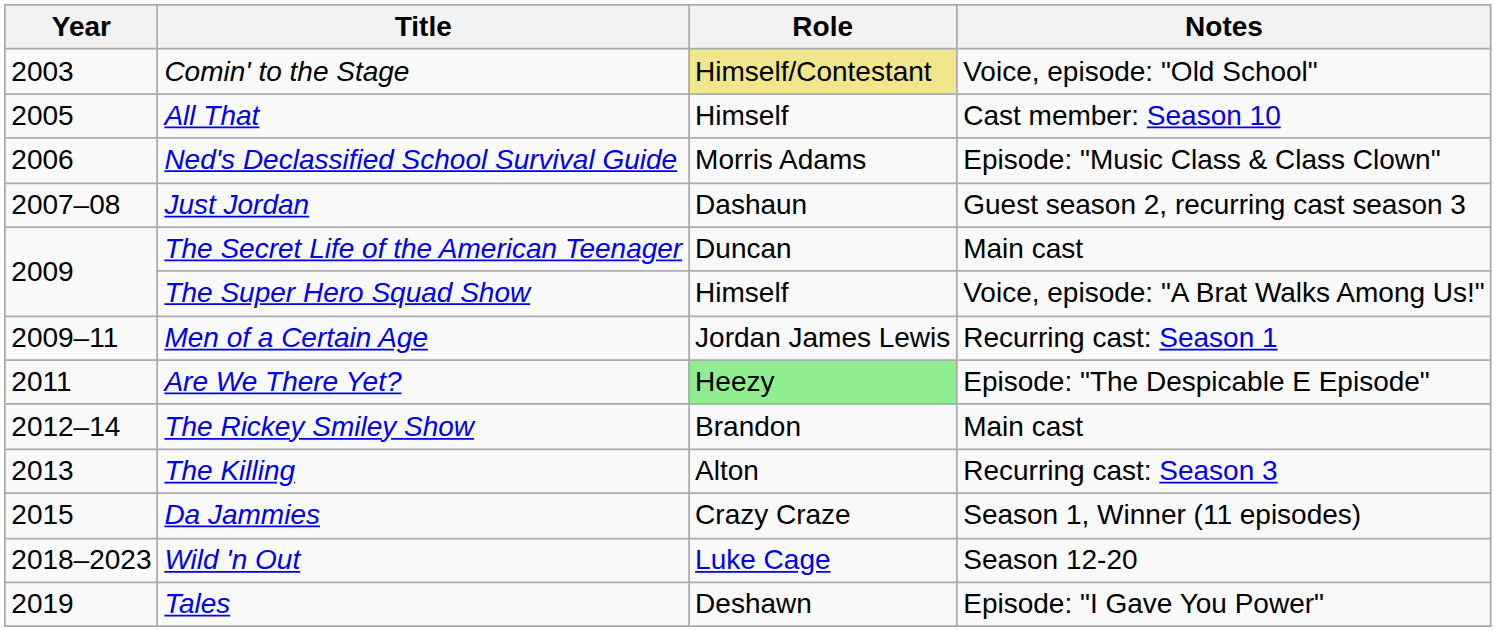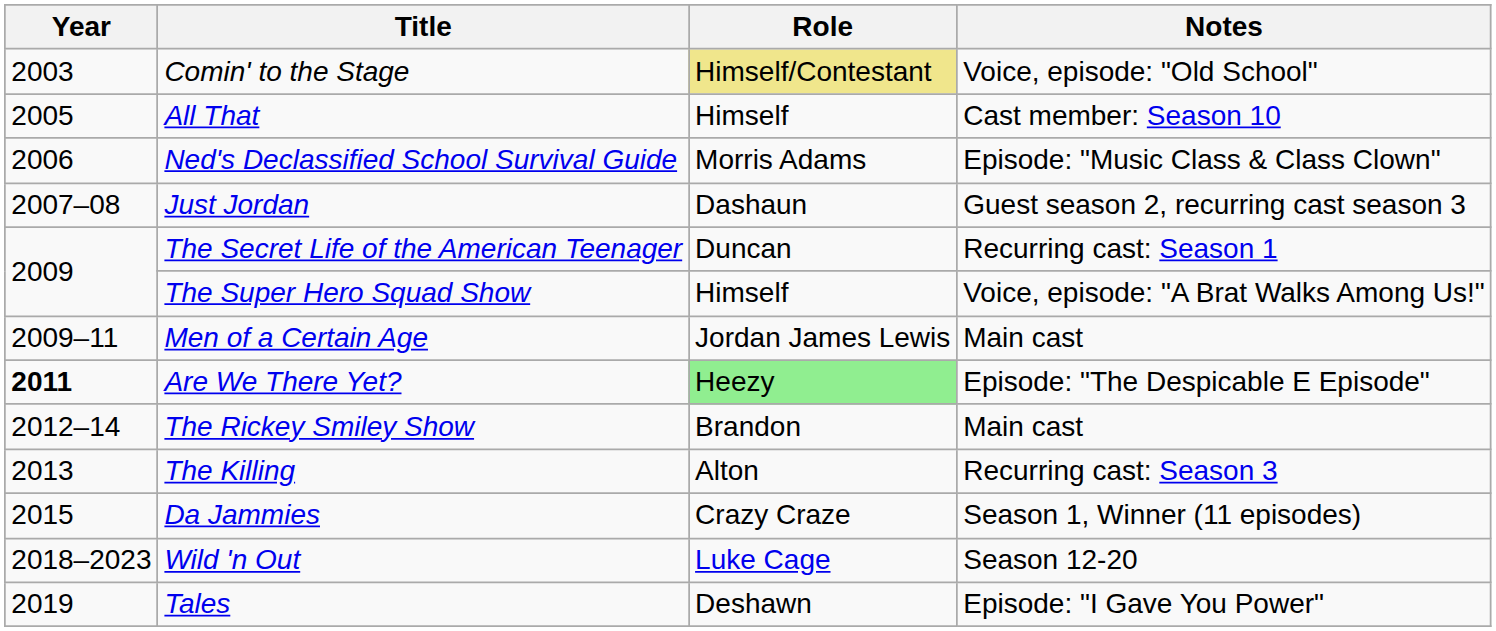(1023, 248) Main cast -> (1120, 248) Recurring cast: Season 1
(1120, 337) Recurring cast: Season 1 -> (1023, 337) Main cast
(41, 381) normal -> (42, 381) bold
